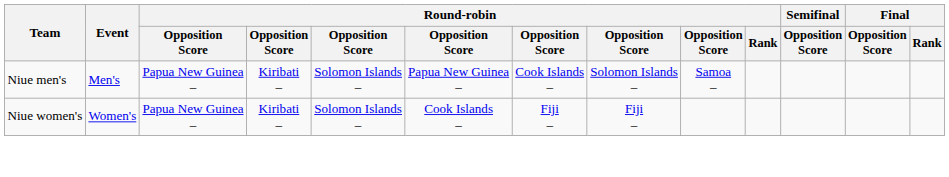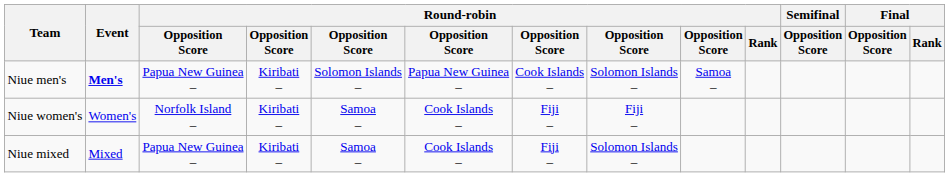(104, 80) normal -> (106, 80) bold
(193, 117) Papua New Guinea – -> (193, 117) Norfolk Island –
(358, 117) Solomon Islands – -> (358, 117) Samoa –
+ row: (38, 154)
